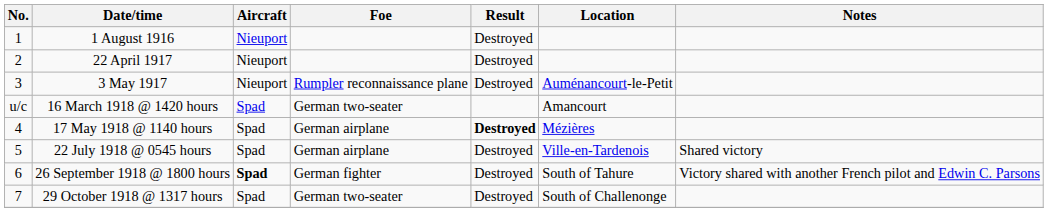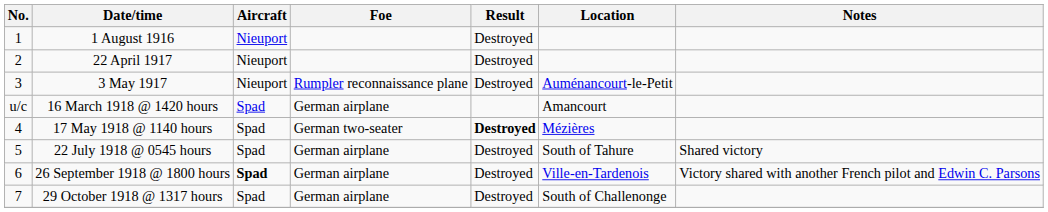(348, 106) German two-seater -> (341, 106) German airplane
(341, 128) German airplane -> (348, 128) German two-seater
(596, 151) Ville-en-Tardenois -> (588, 151) South of Tahure
(337, 173) German fighter -> (341, 173) German airplane
(588, 173) South of Tahure -> (596, 173) Ville-en-Tardenois
(348, 196) German two-seater -> (341, 196) German airplane
